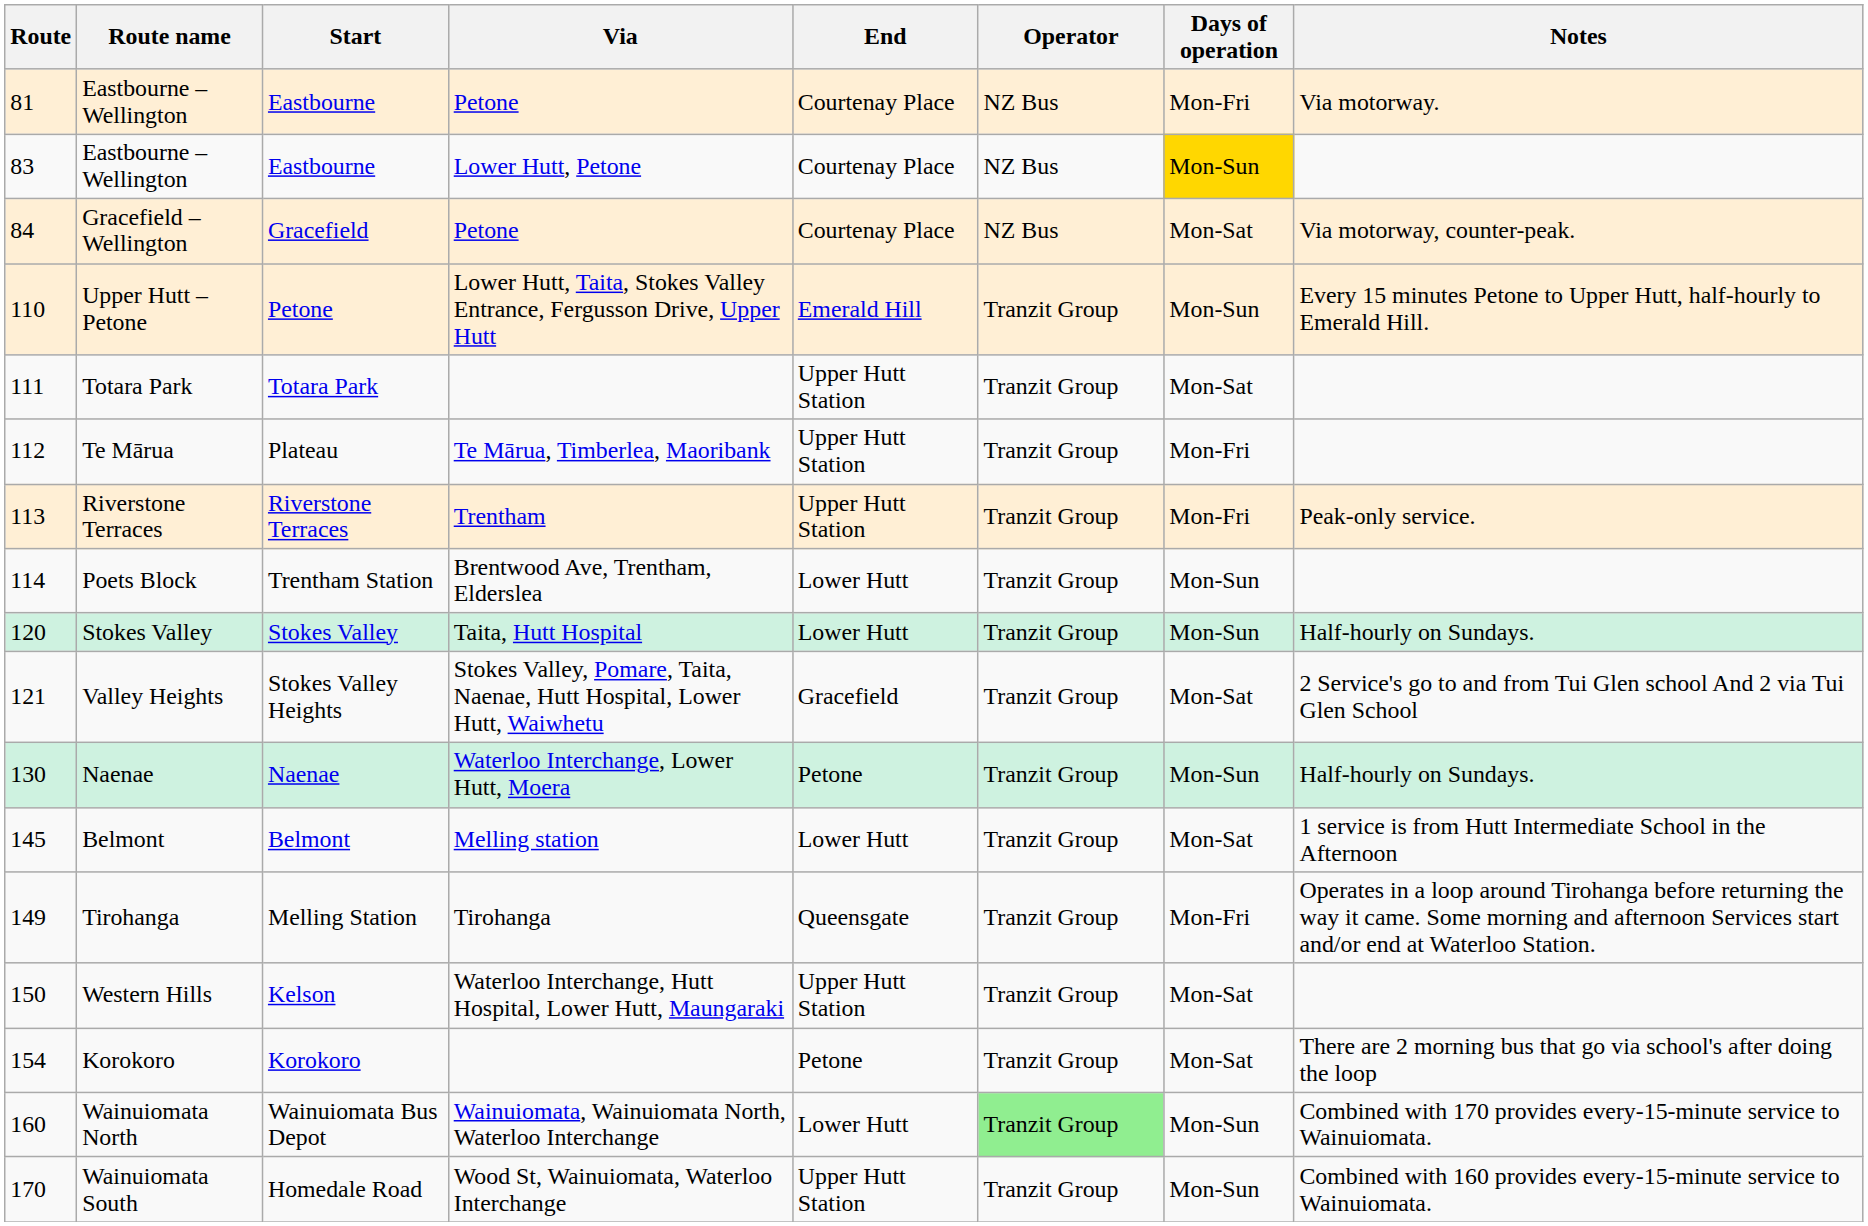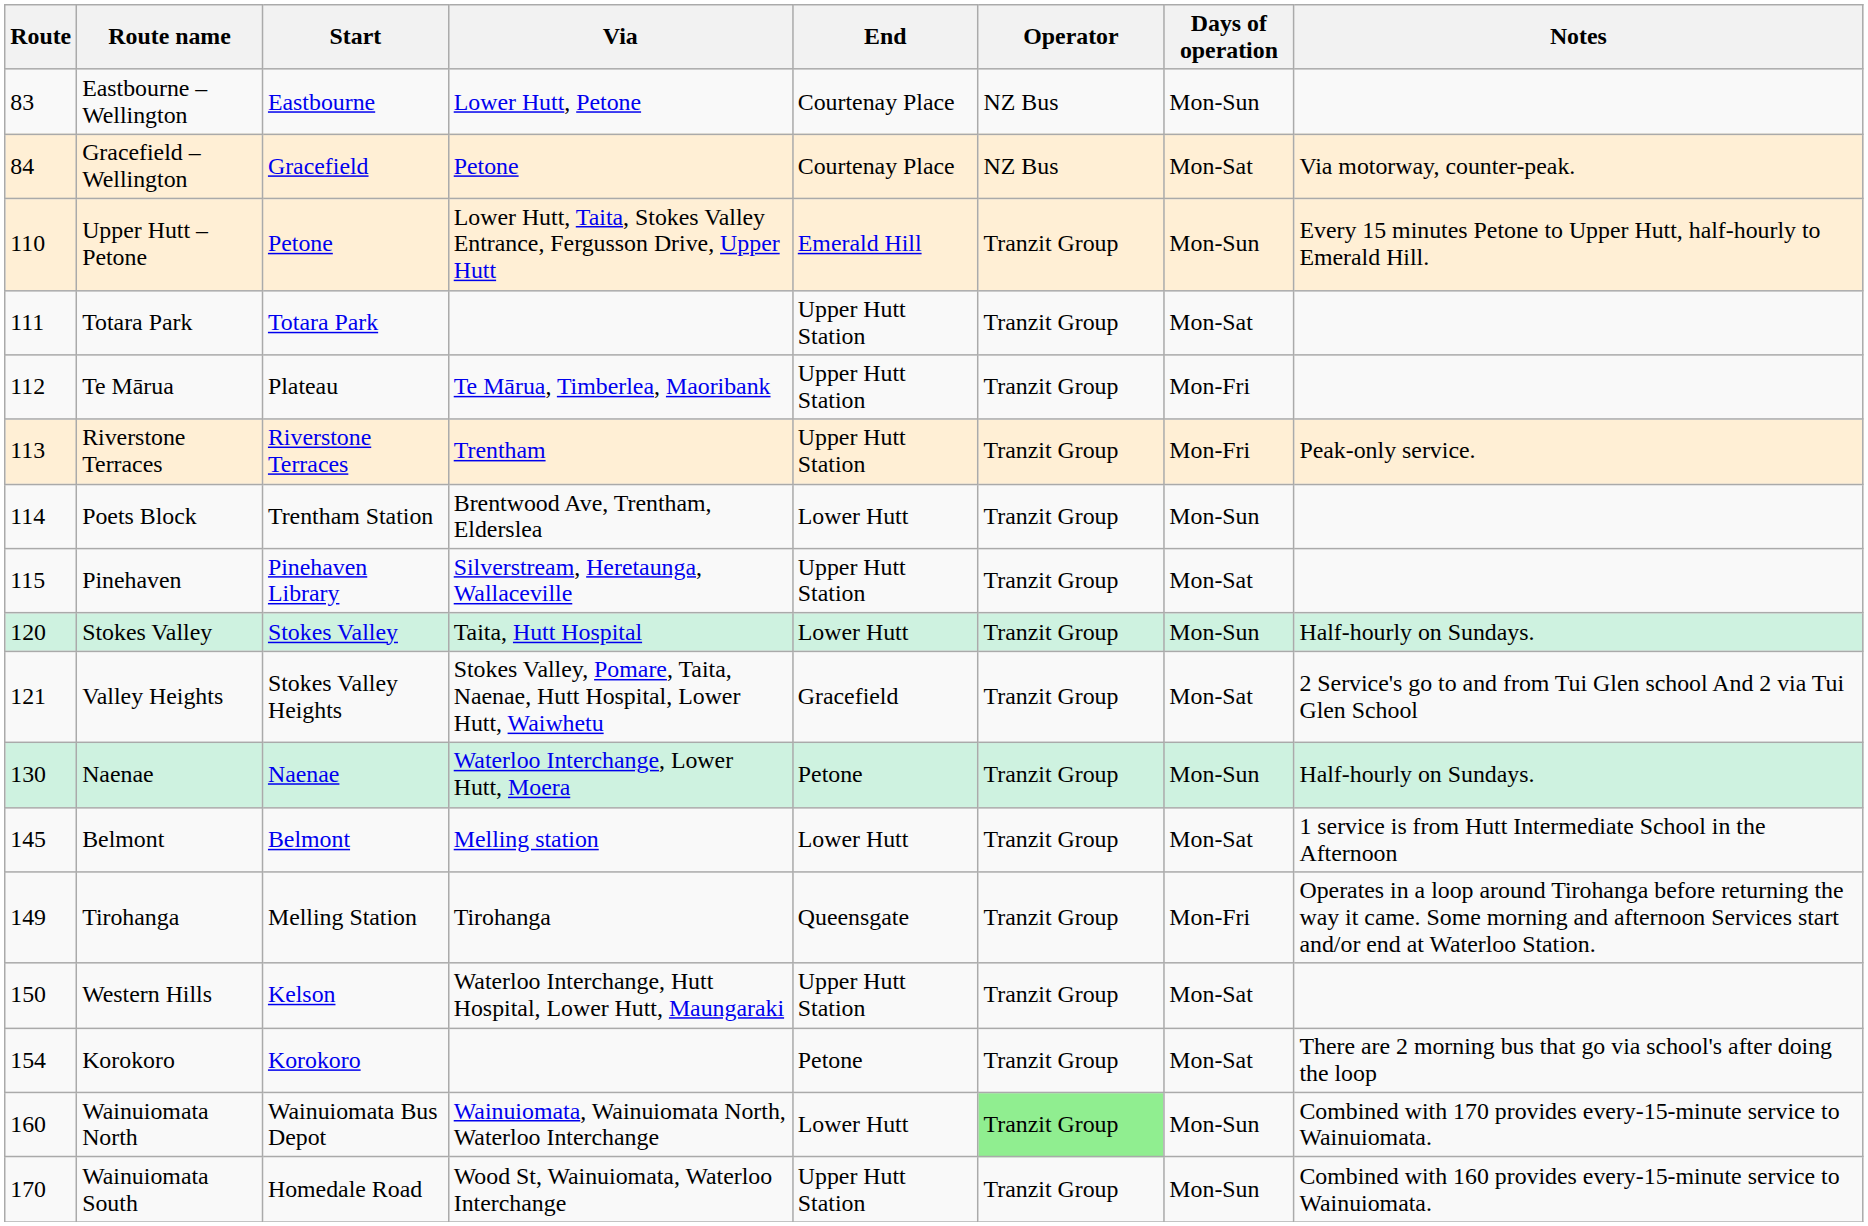- row: (22, 101)
(1214, 166) gold background -> (1214, 101) no background
+ row: (28, 580)
